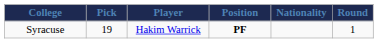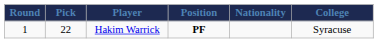columns swapped: (353, 12) <-> (45, 12)
(107, 29) 19 -> (66, 29) 22
